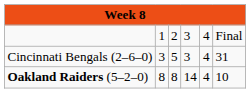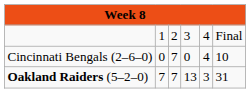(162, 56) 3 -> (162, 56) 0
(174, 56) 5 -> (174, 56) 7
(187, 56) 3 -> (187, 56) 0
(222, 56) 31 -> (222, 56) 10
(162, 77) 8 -> (162, 77) 7
(174, 77) 8 -> (174, 77) 7
(190, 77) 14 -> (190, 77) 13
(206, 77) 4 -> (206, 77) 3
(222, 77) 10 -> (222, 77) 31
